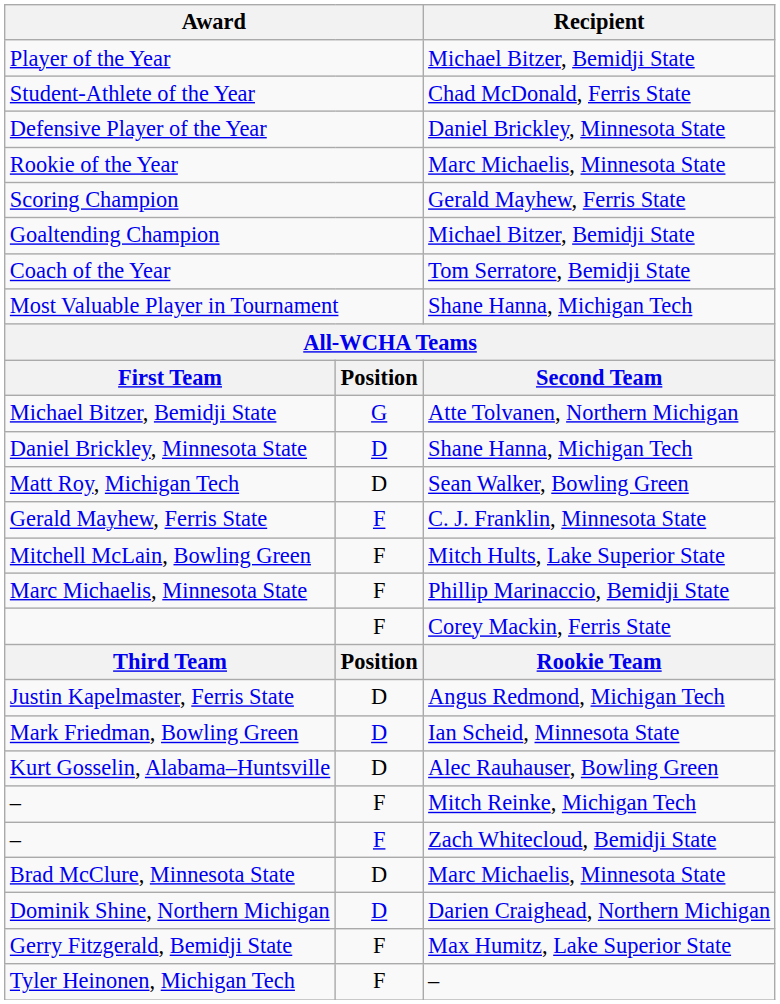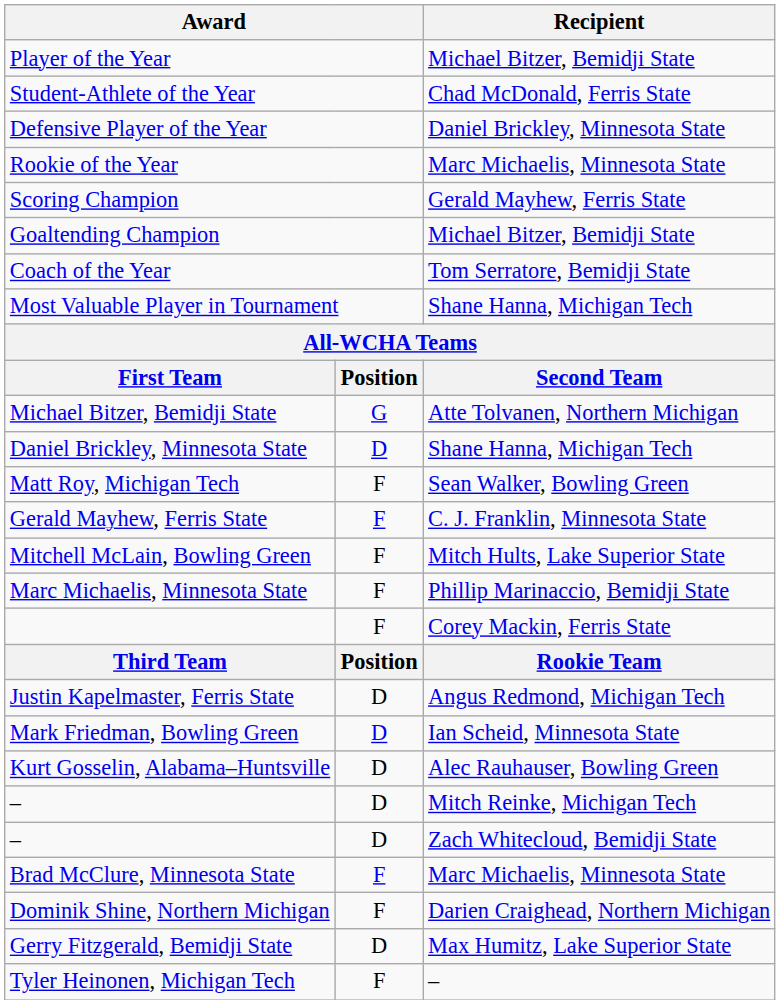(379, 484) D -> (379, 484) F
(379, 803) F -> (379, 803) D
(379, 839) F -> (379, 839) D
(379, 874) D -> (379, 874) F
(379, 910) D -> (379, 910) F
(379, 945) F -> (379, 945) D
